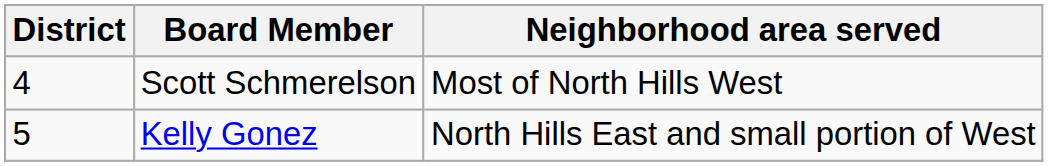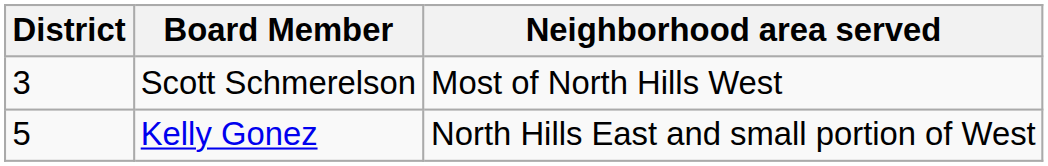(22, 82) 4 -> (22, 82) 3
